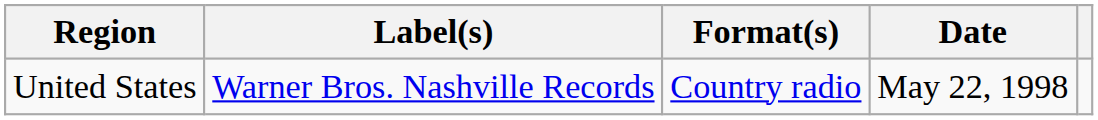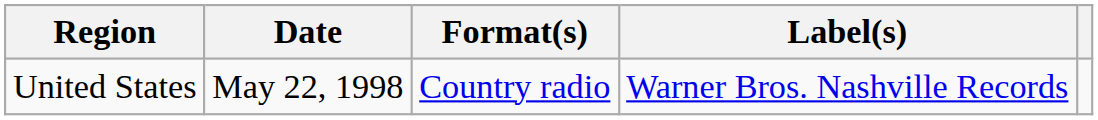columns swapped: (973, 31) <-> (433, 31)
